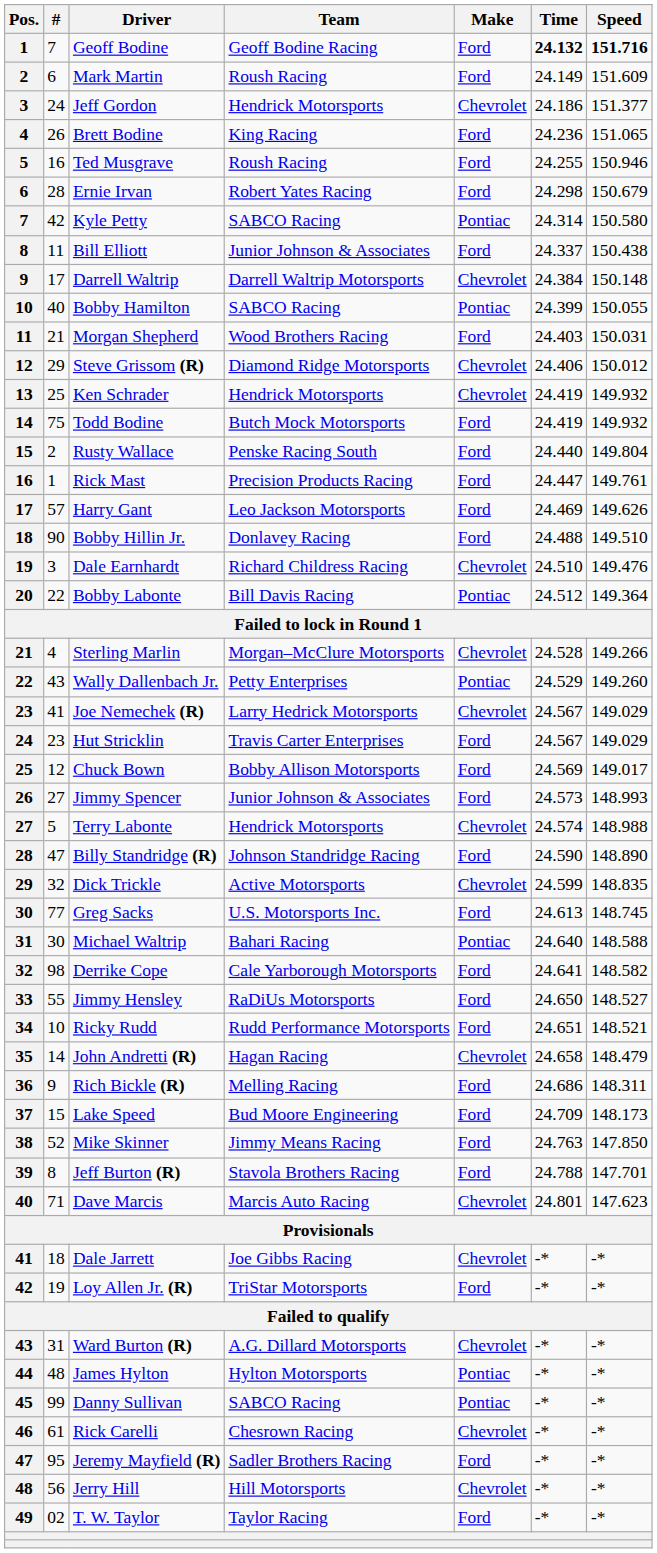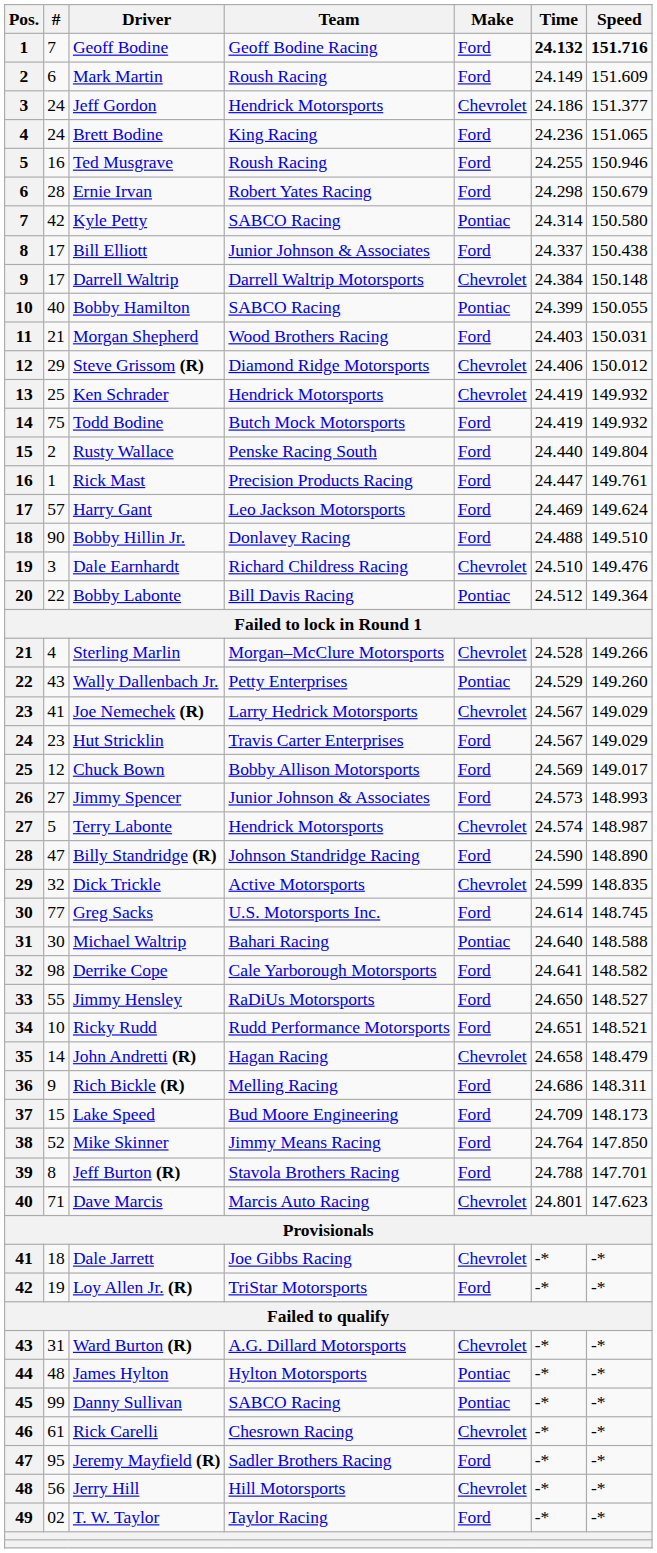(56, 134) 26 -> (56, 134) 24
(56, 249) 11 -> (56, 249) 17
(619, 509) 149.626 -> (619, 509) 149.624
(619, 826) 148.988 -> (619, 826) 148.987
(559, 912) 24.613 -> (559, 912) 24.614
(559, 1143) 24.763 -> (559, 1143) 24.764
